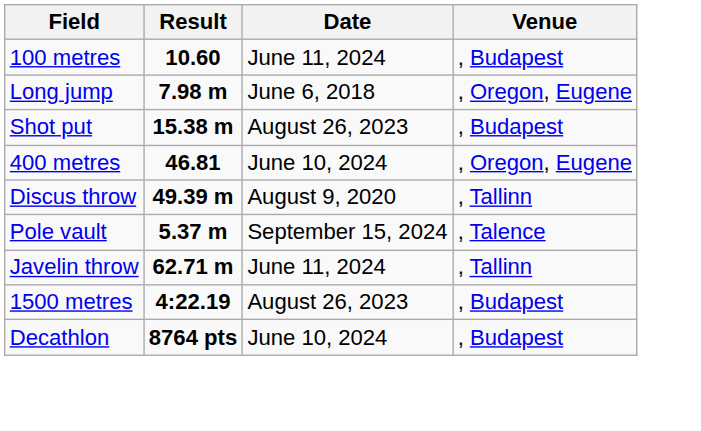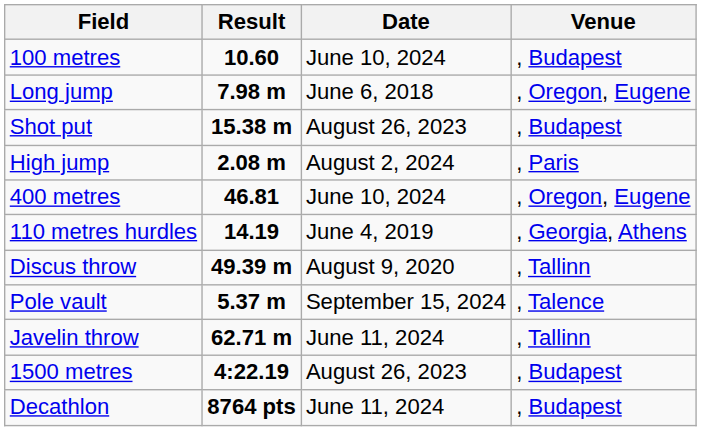(317, 57) June 11, 2024 -> (376, 57) June 10, 2024
+ row: (59, 162)
+ row: (103, 232)
(317, 337) June 10, 2024 -> (375, 407) June 11, 2024
